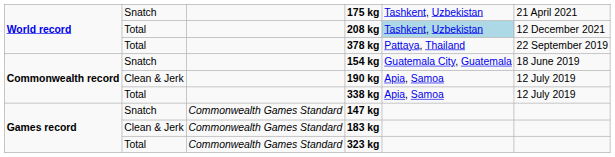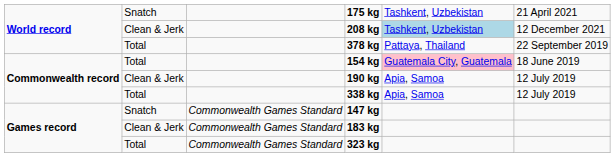(135, 29) Total -> (154, 29) Clean & Jerk
(140, 62) Snatch -> (135, 62) Total
(448, 62) no background -> (448, 62) pink background
